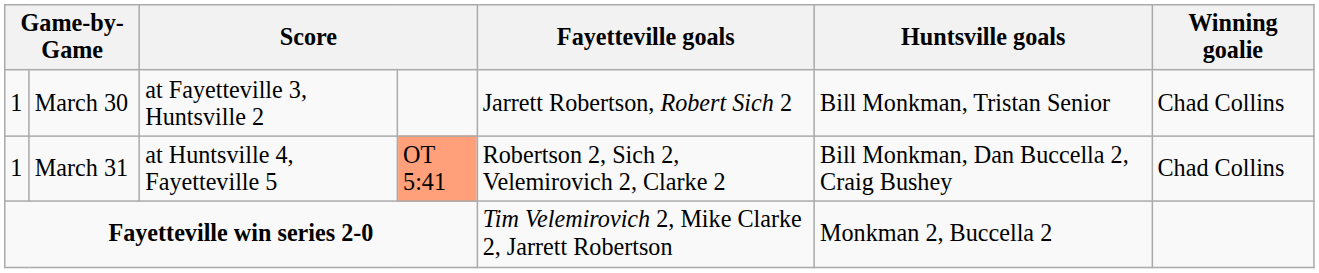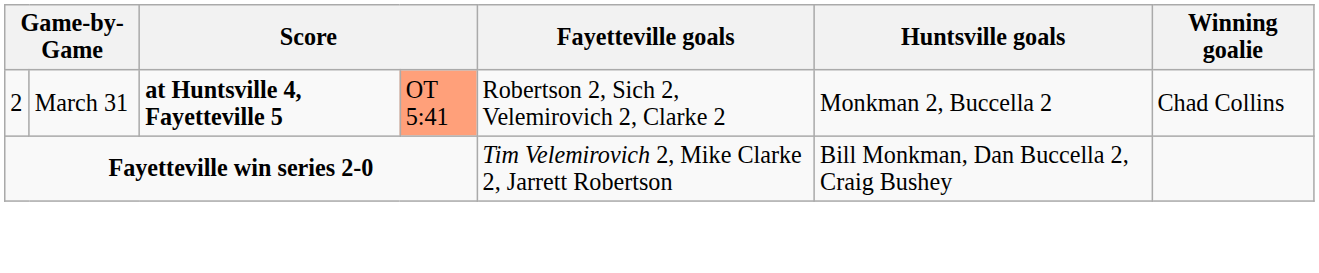- row: (81, 102)
(16, 168) 1 -> (16, 102) 2
(219, 168) normal -> (223, 102) bold
(974, 168) Bill Monkman, Dan Buccella 2, Craig Bushey -> (936, 102) Monkman 2, Buccella 2
(936, 233) Monkman 2, Buccella 2 -> (974, 168) Bill Monkman, Dan Buccella 2, Craig Bushey
